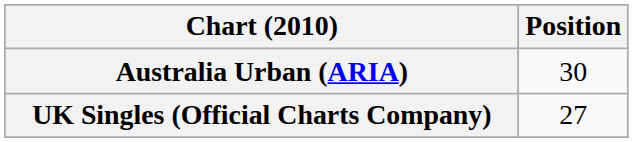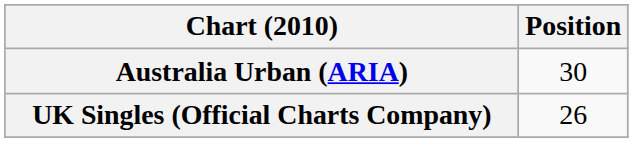(573, 114) 27 -> (573, 114) 26
